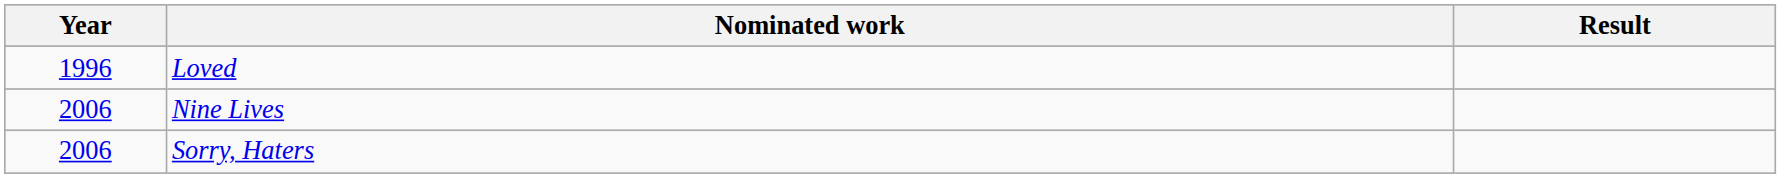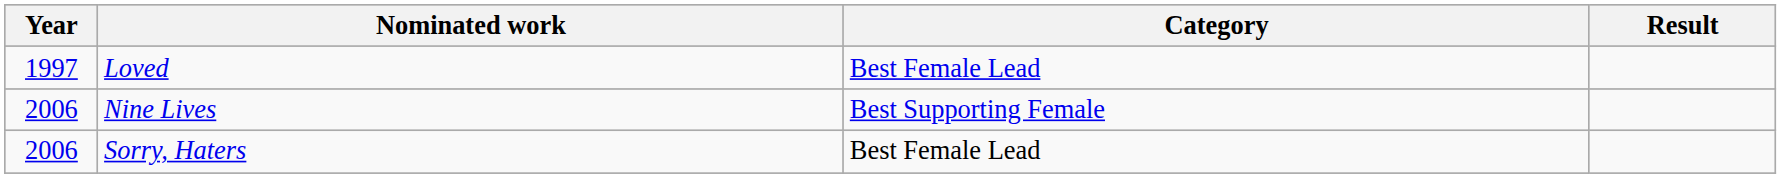+ column: (1217, 25)
(85, 67) 1996 -> (51, 67) 1997
